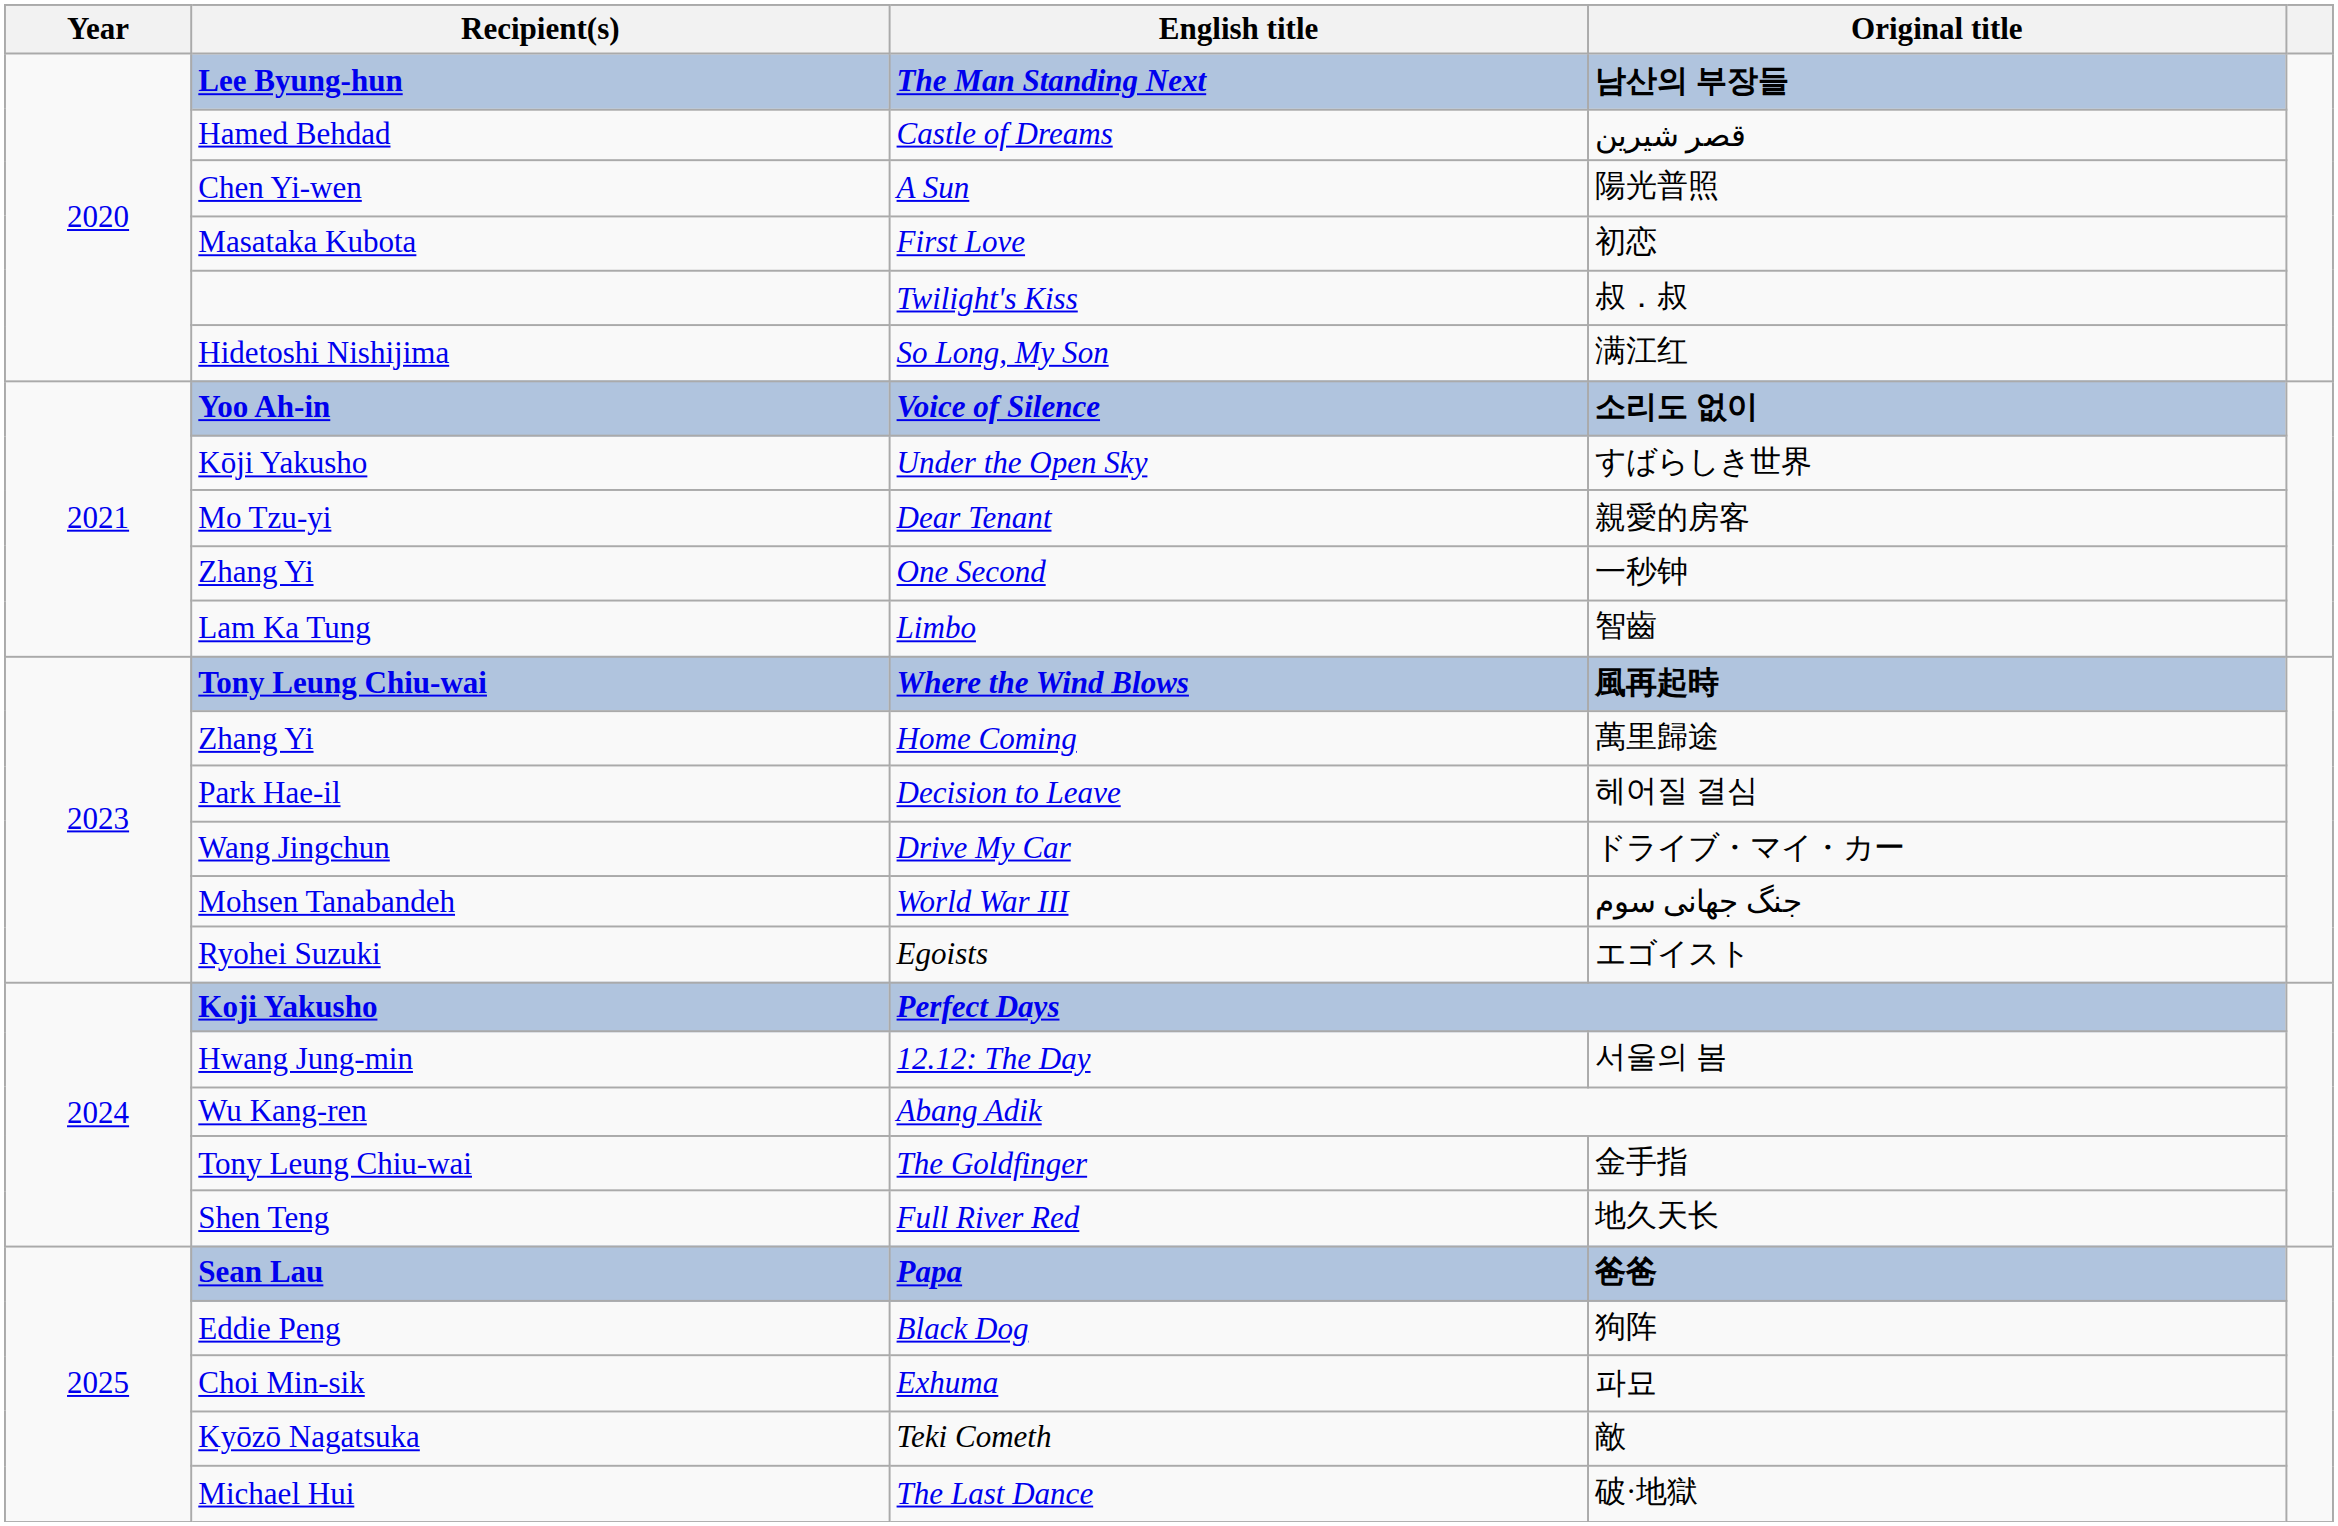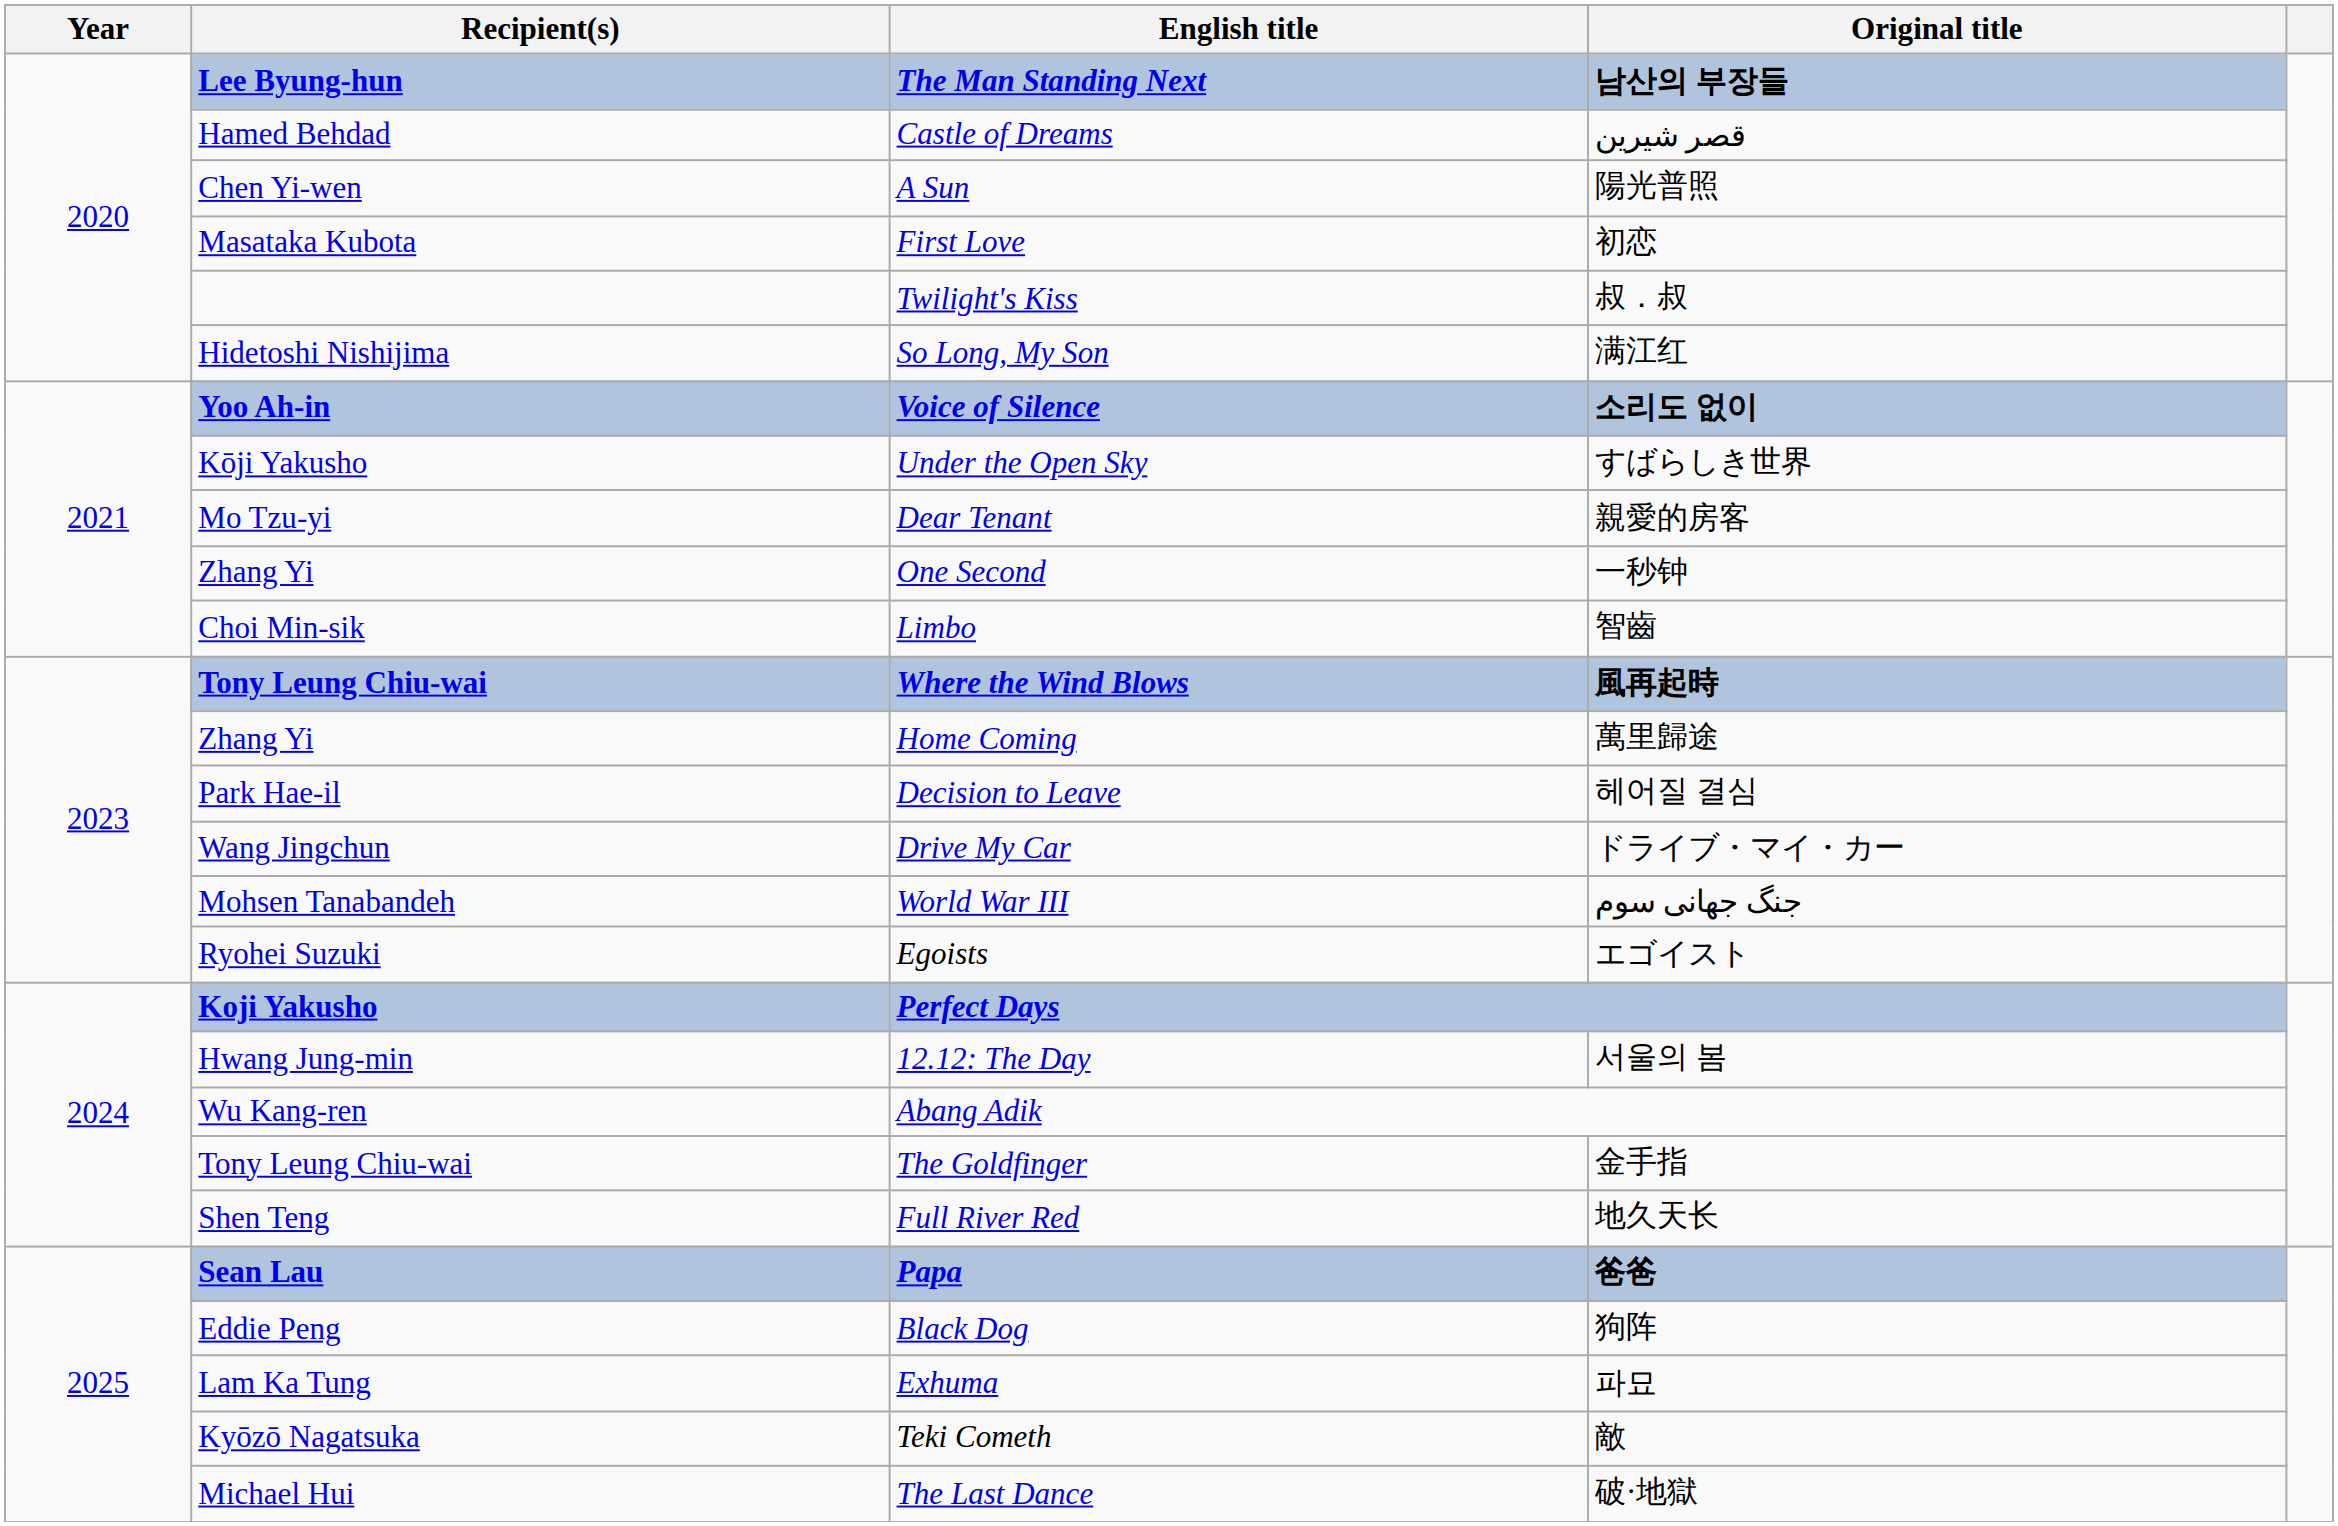(285, 627) Lam Ka Tung -> (282, 627) Choi Min-sik
(282, 1382) Choi Min-sik -> (285, 1382) Lam Ka Tung
